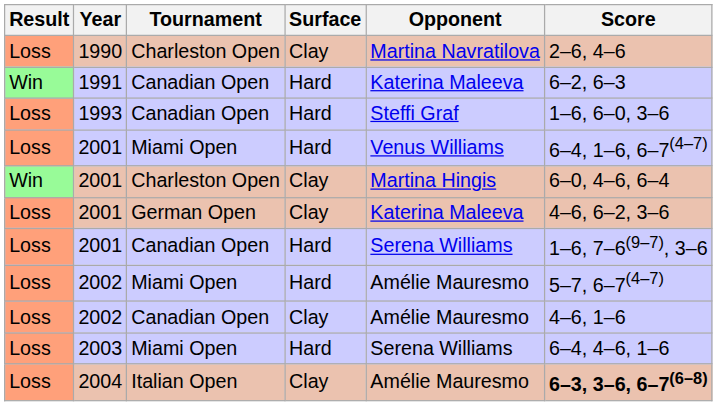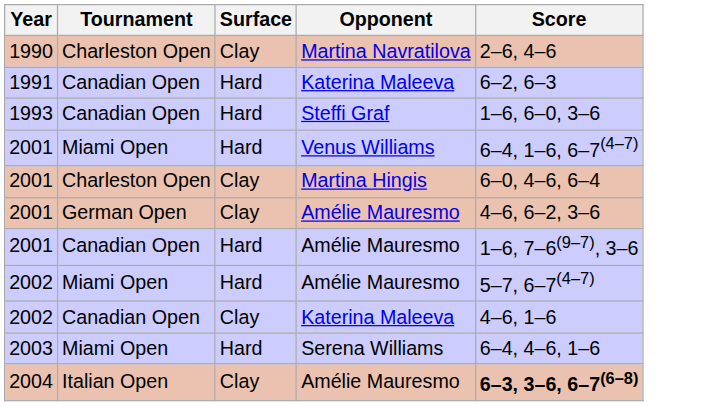- column: (39, 20)
(447, 212) Katerina Maleeva -> (380, 212) Amélie Mauresmo
(441, 246) Serena Williams -> (380, 246) Amélie Mauresmo
(450, 316) Amélie Mauresmo -> (378, 316) Katerina Maleeva
